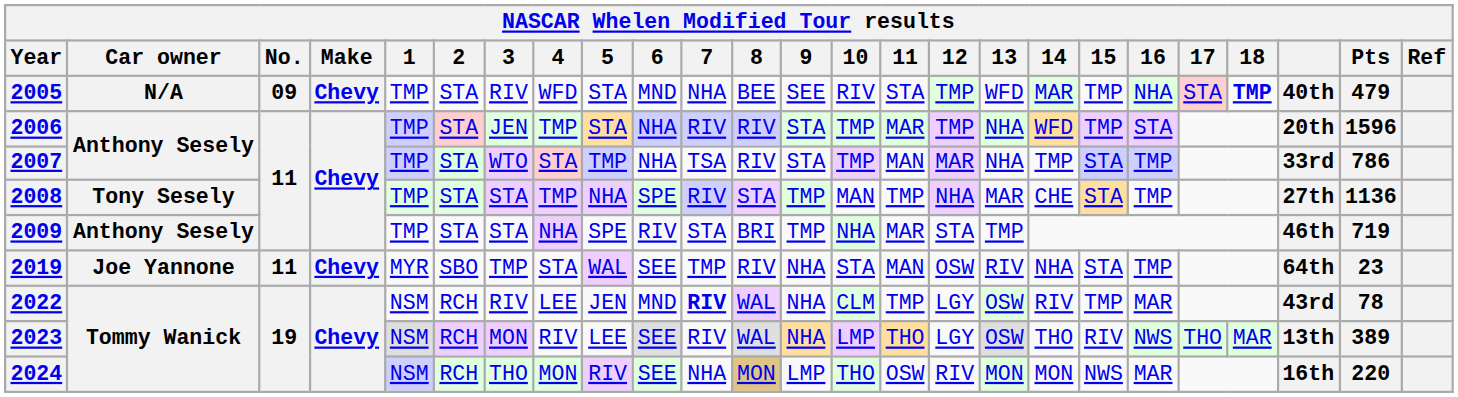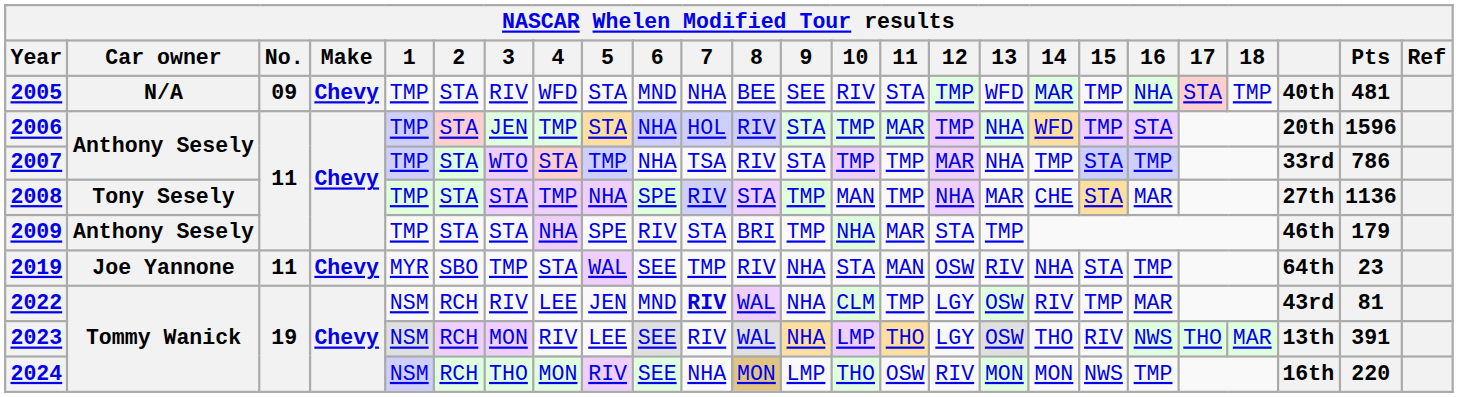(1252, 93) bold -> (1252, 93) normal
(1371, 93) 479 -> (1371, 93) 481
(707, 128) RIV -> (707, 128) HOL
(905, 163) MAN -> (905, 163) TMP
(1153, 198) TMP -> (1153, 198) MAR
(1371, 233) 719 -> (1371, 233) 179
(1371, 303) 78 -> (1371, 303) 81
(1371, 338) 389 -> (1371, 338) 391
(1153, 373) MAR -> (1153, 373) TMP
